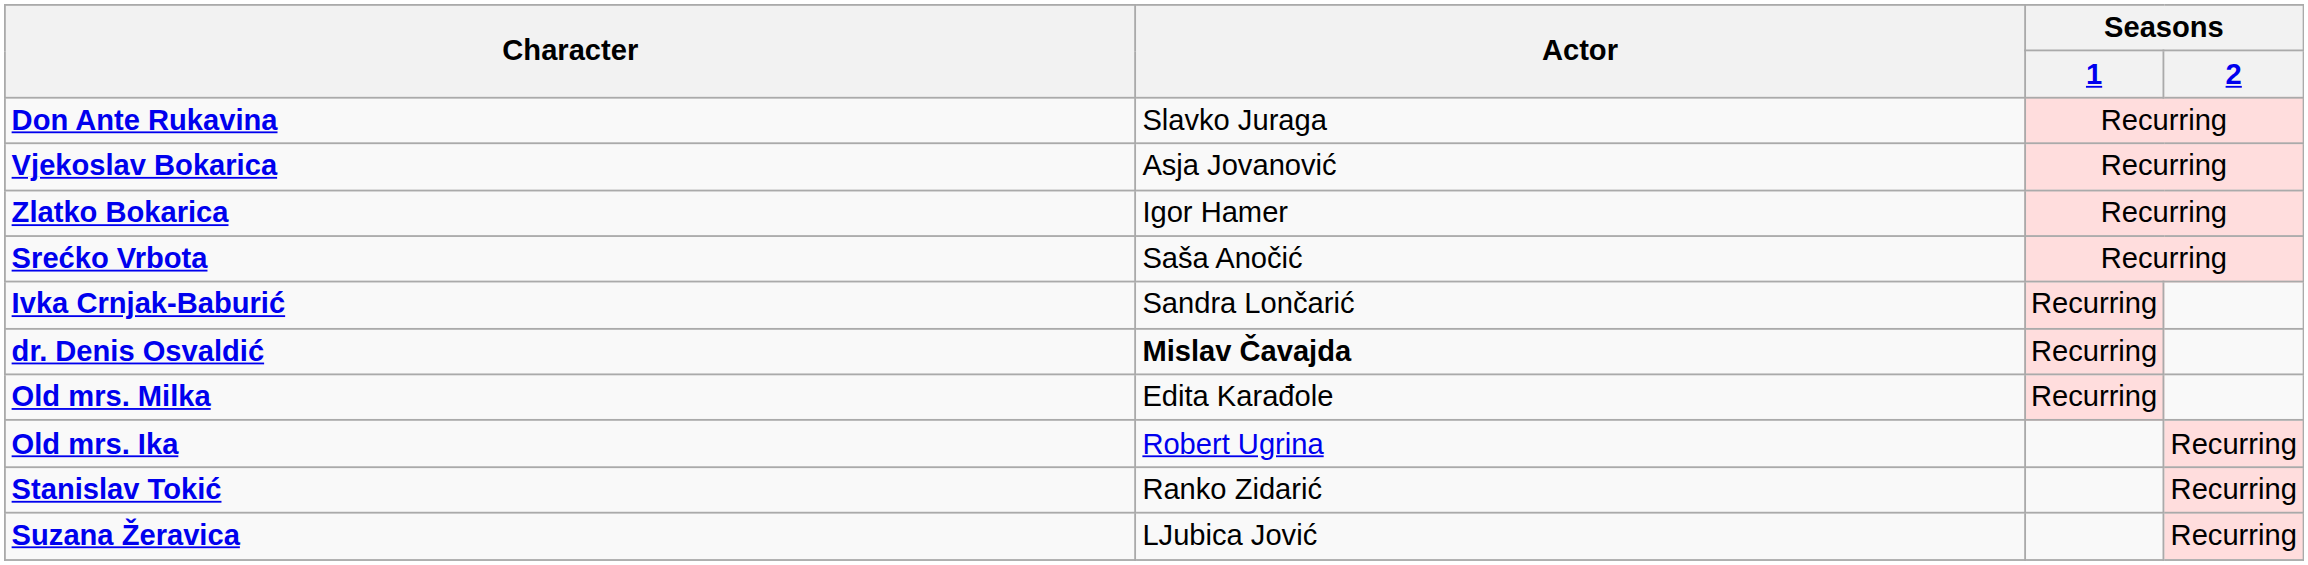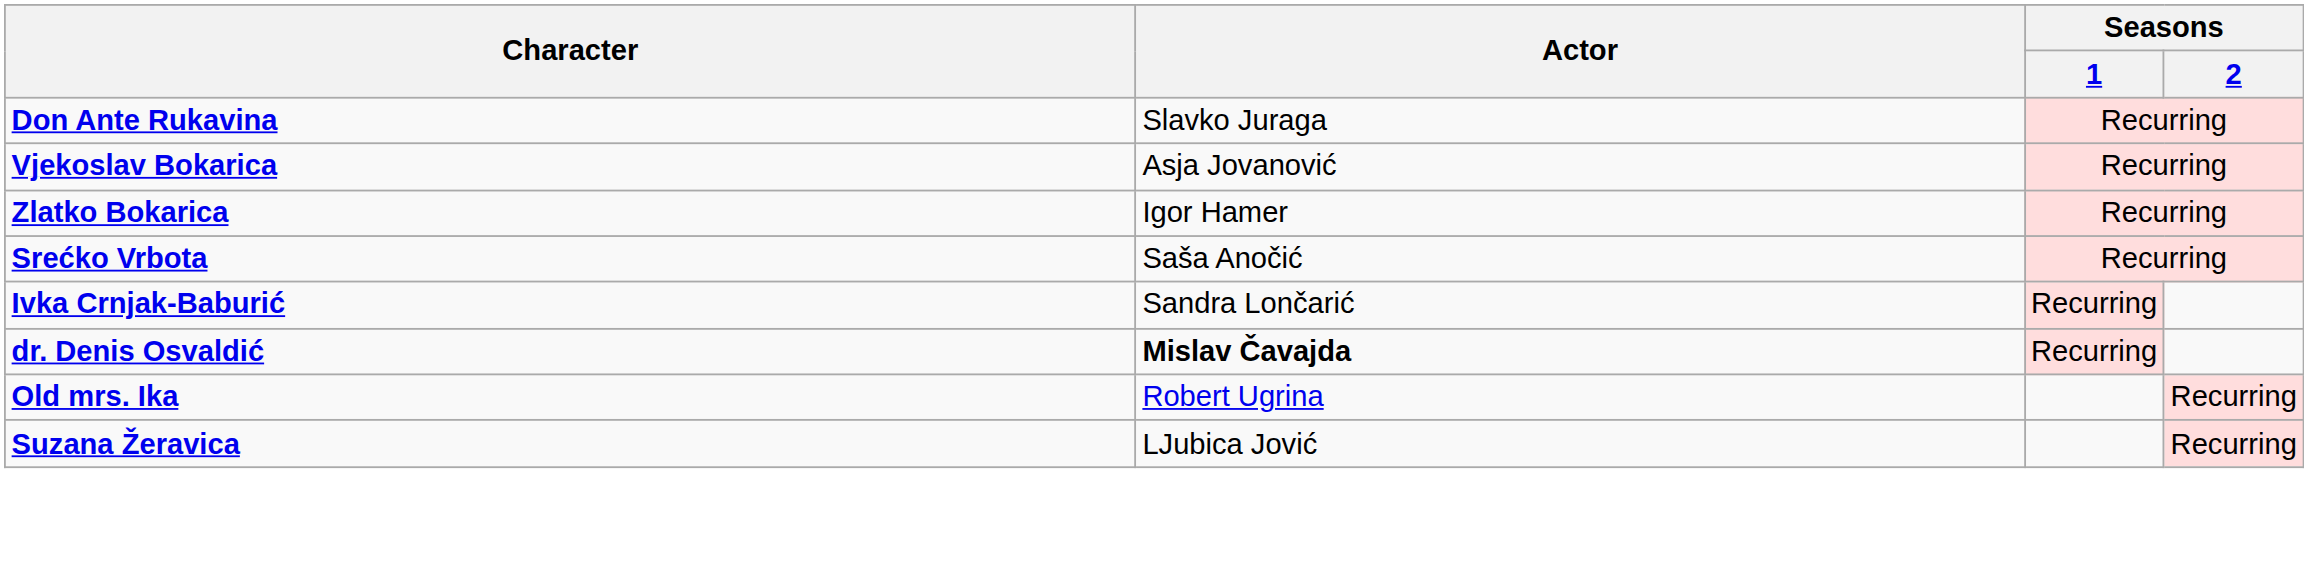- row: (111, 397)
- row: (117, 489)
